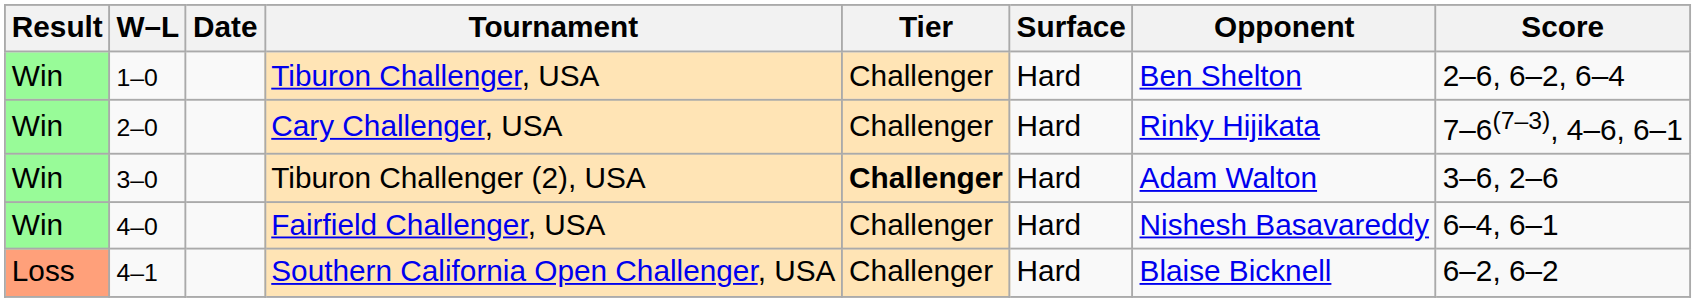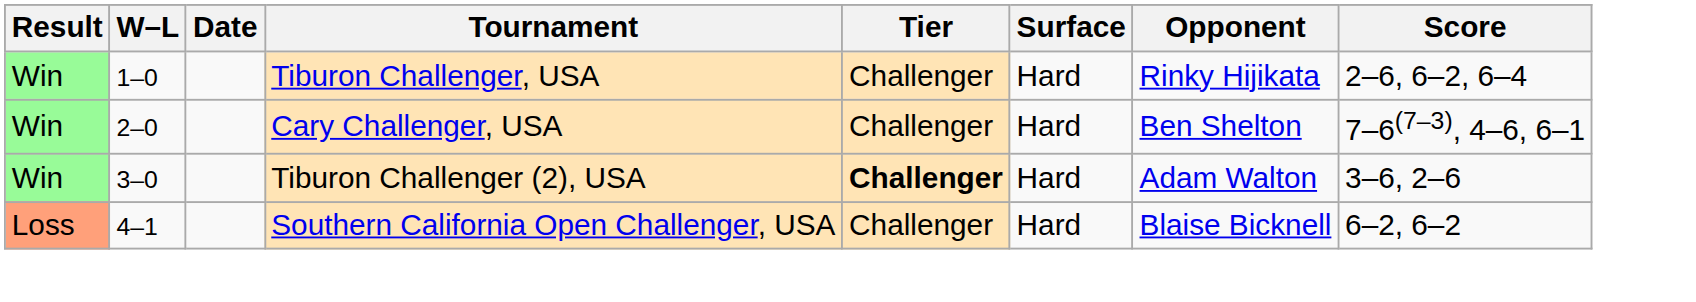(1221, 75) Ben Shelton -> (1230, 75) Rinky Hijikata
(1230, 126) Rinky Hijikata -> (1221, 126) Ben Shelton
- row: (438, 224)
